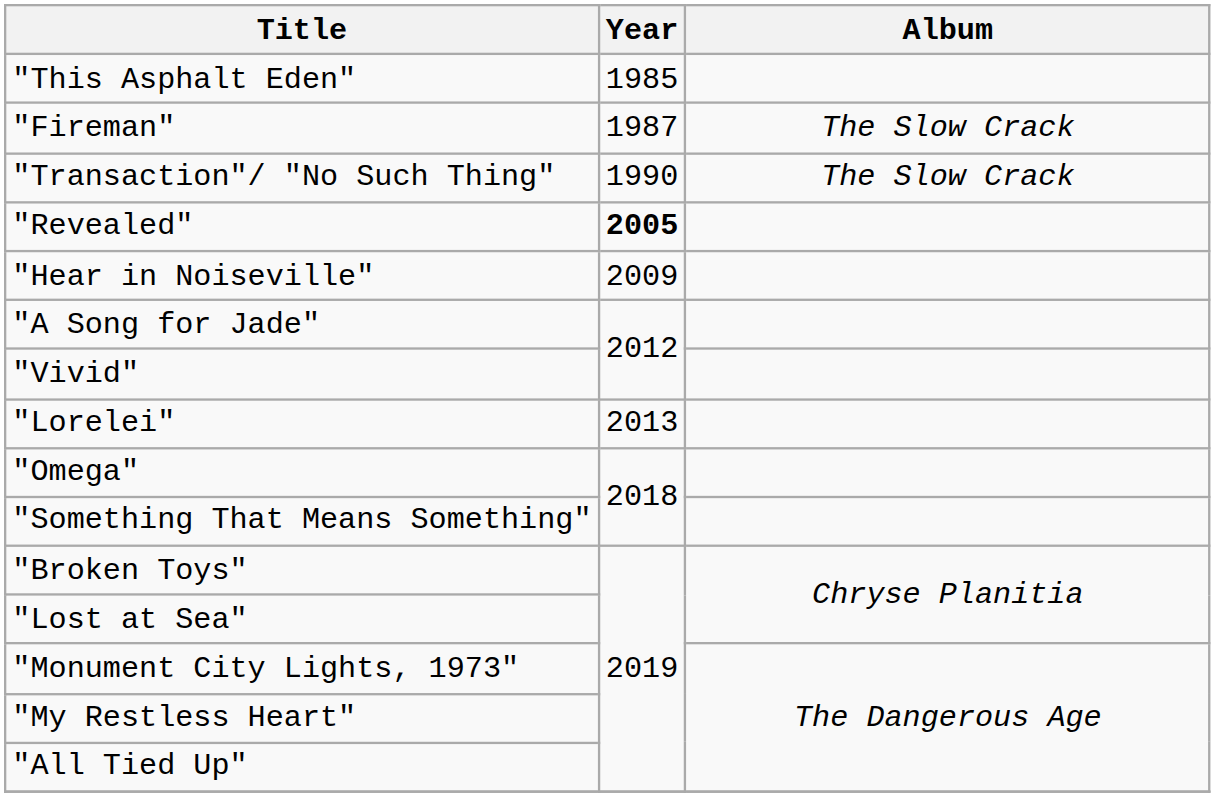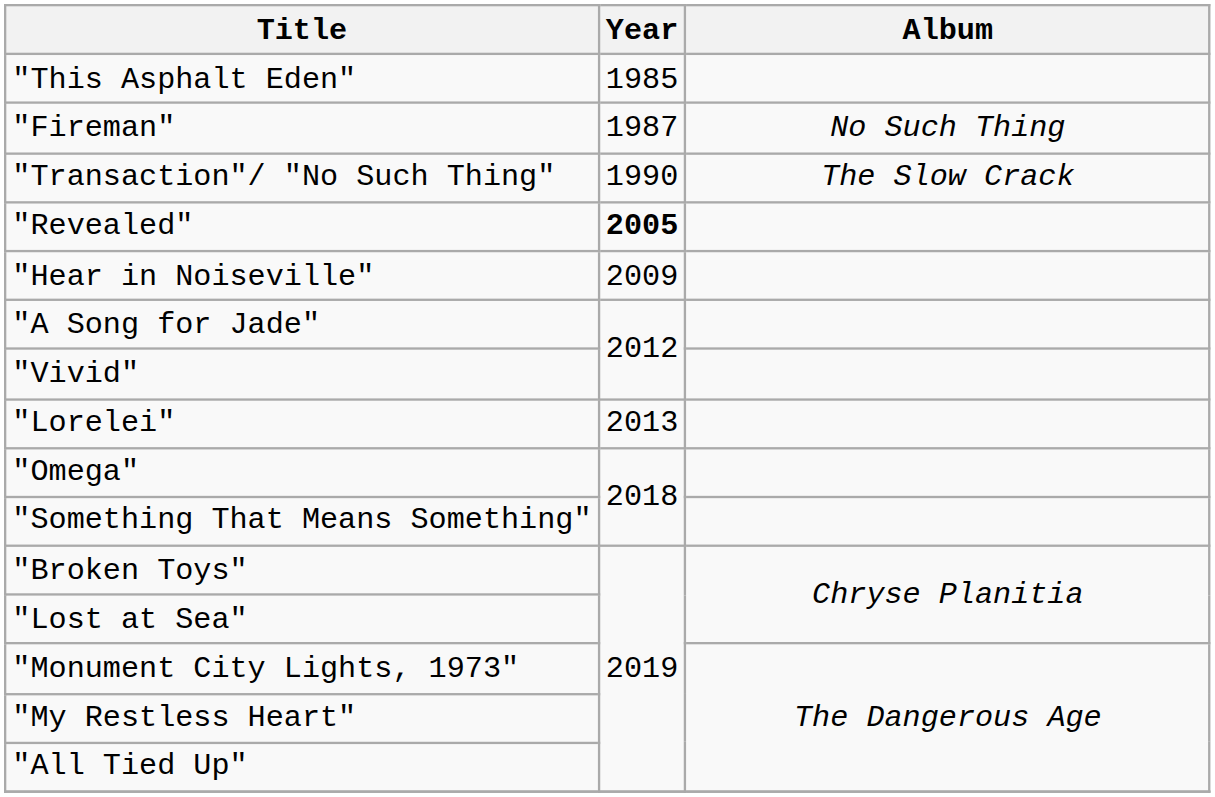(948, 128) The Slow Crack -> (948, 128) No Such Thing
